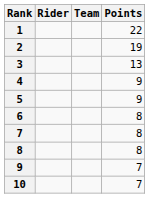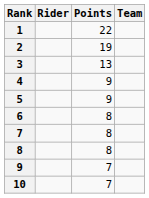columns swapped: (87, 13) <-> (123, 13)
